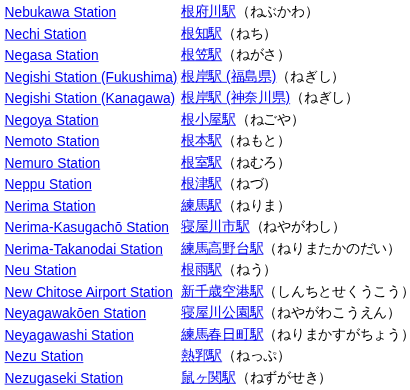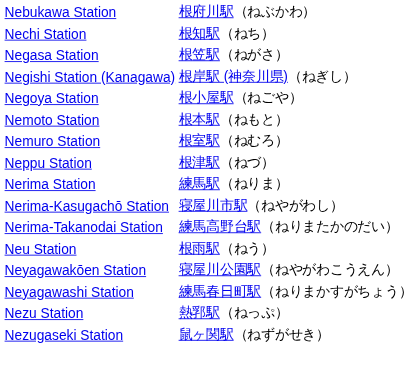- row: (91, 77)
- row: (89, 292)
